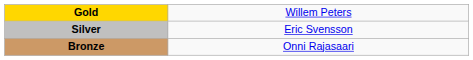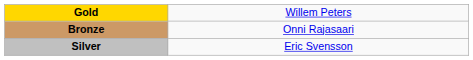rows swapped: (86, 30) <-> (86, 47)
